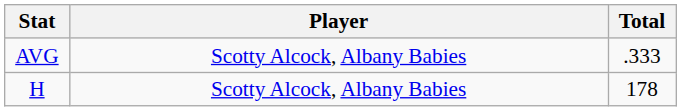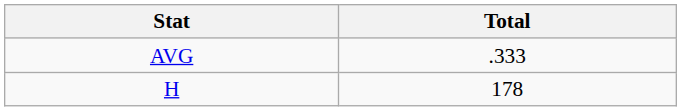- column: (339, 21)
